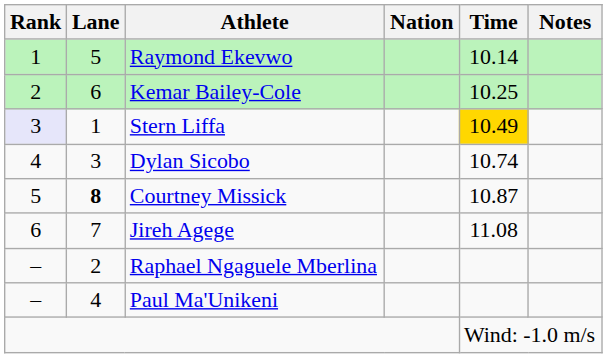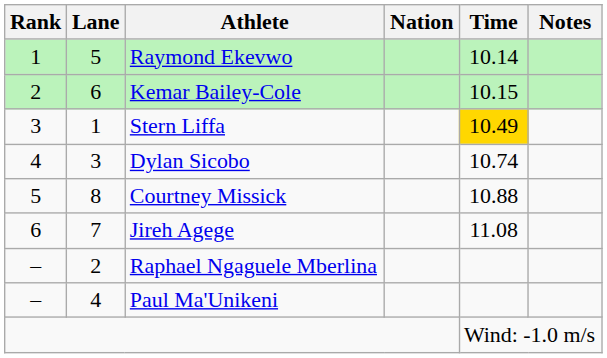(494, 91) 10.25 -> (494, 91) 10.15
(36, 126) lavender background -> (36, 126) no background
(96, 195) bold -> (96, 195) normal
(494, 195) 10.87 -> (494, 195) 10.88
